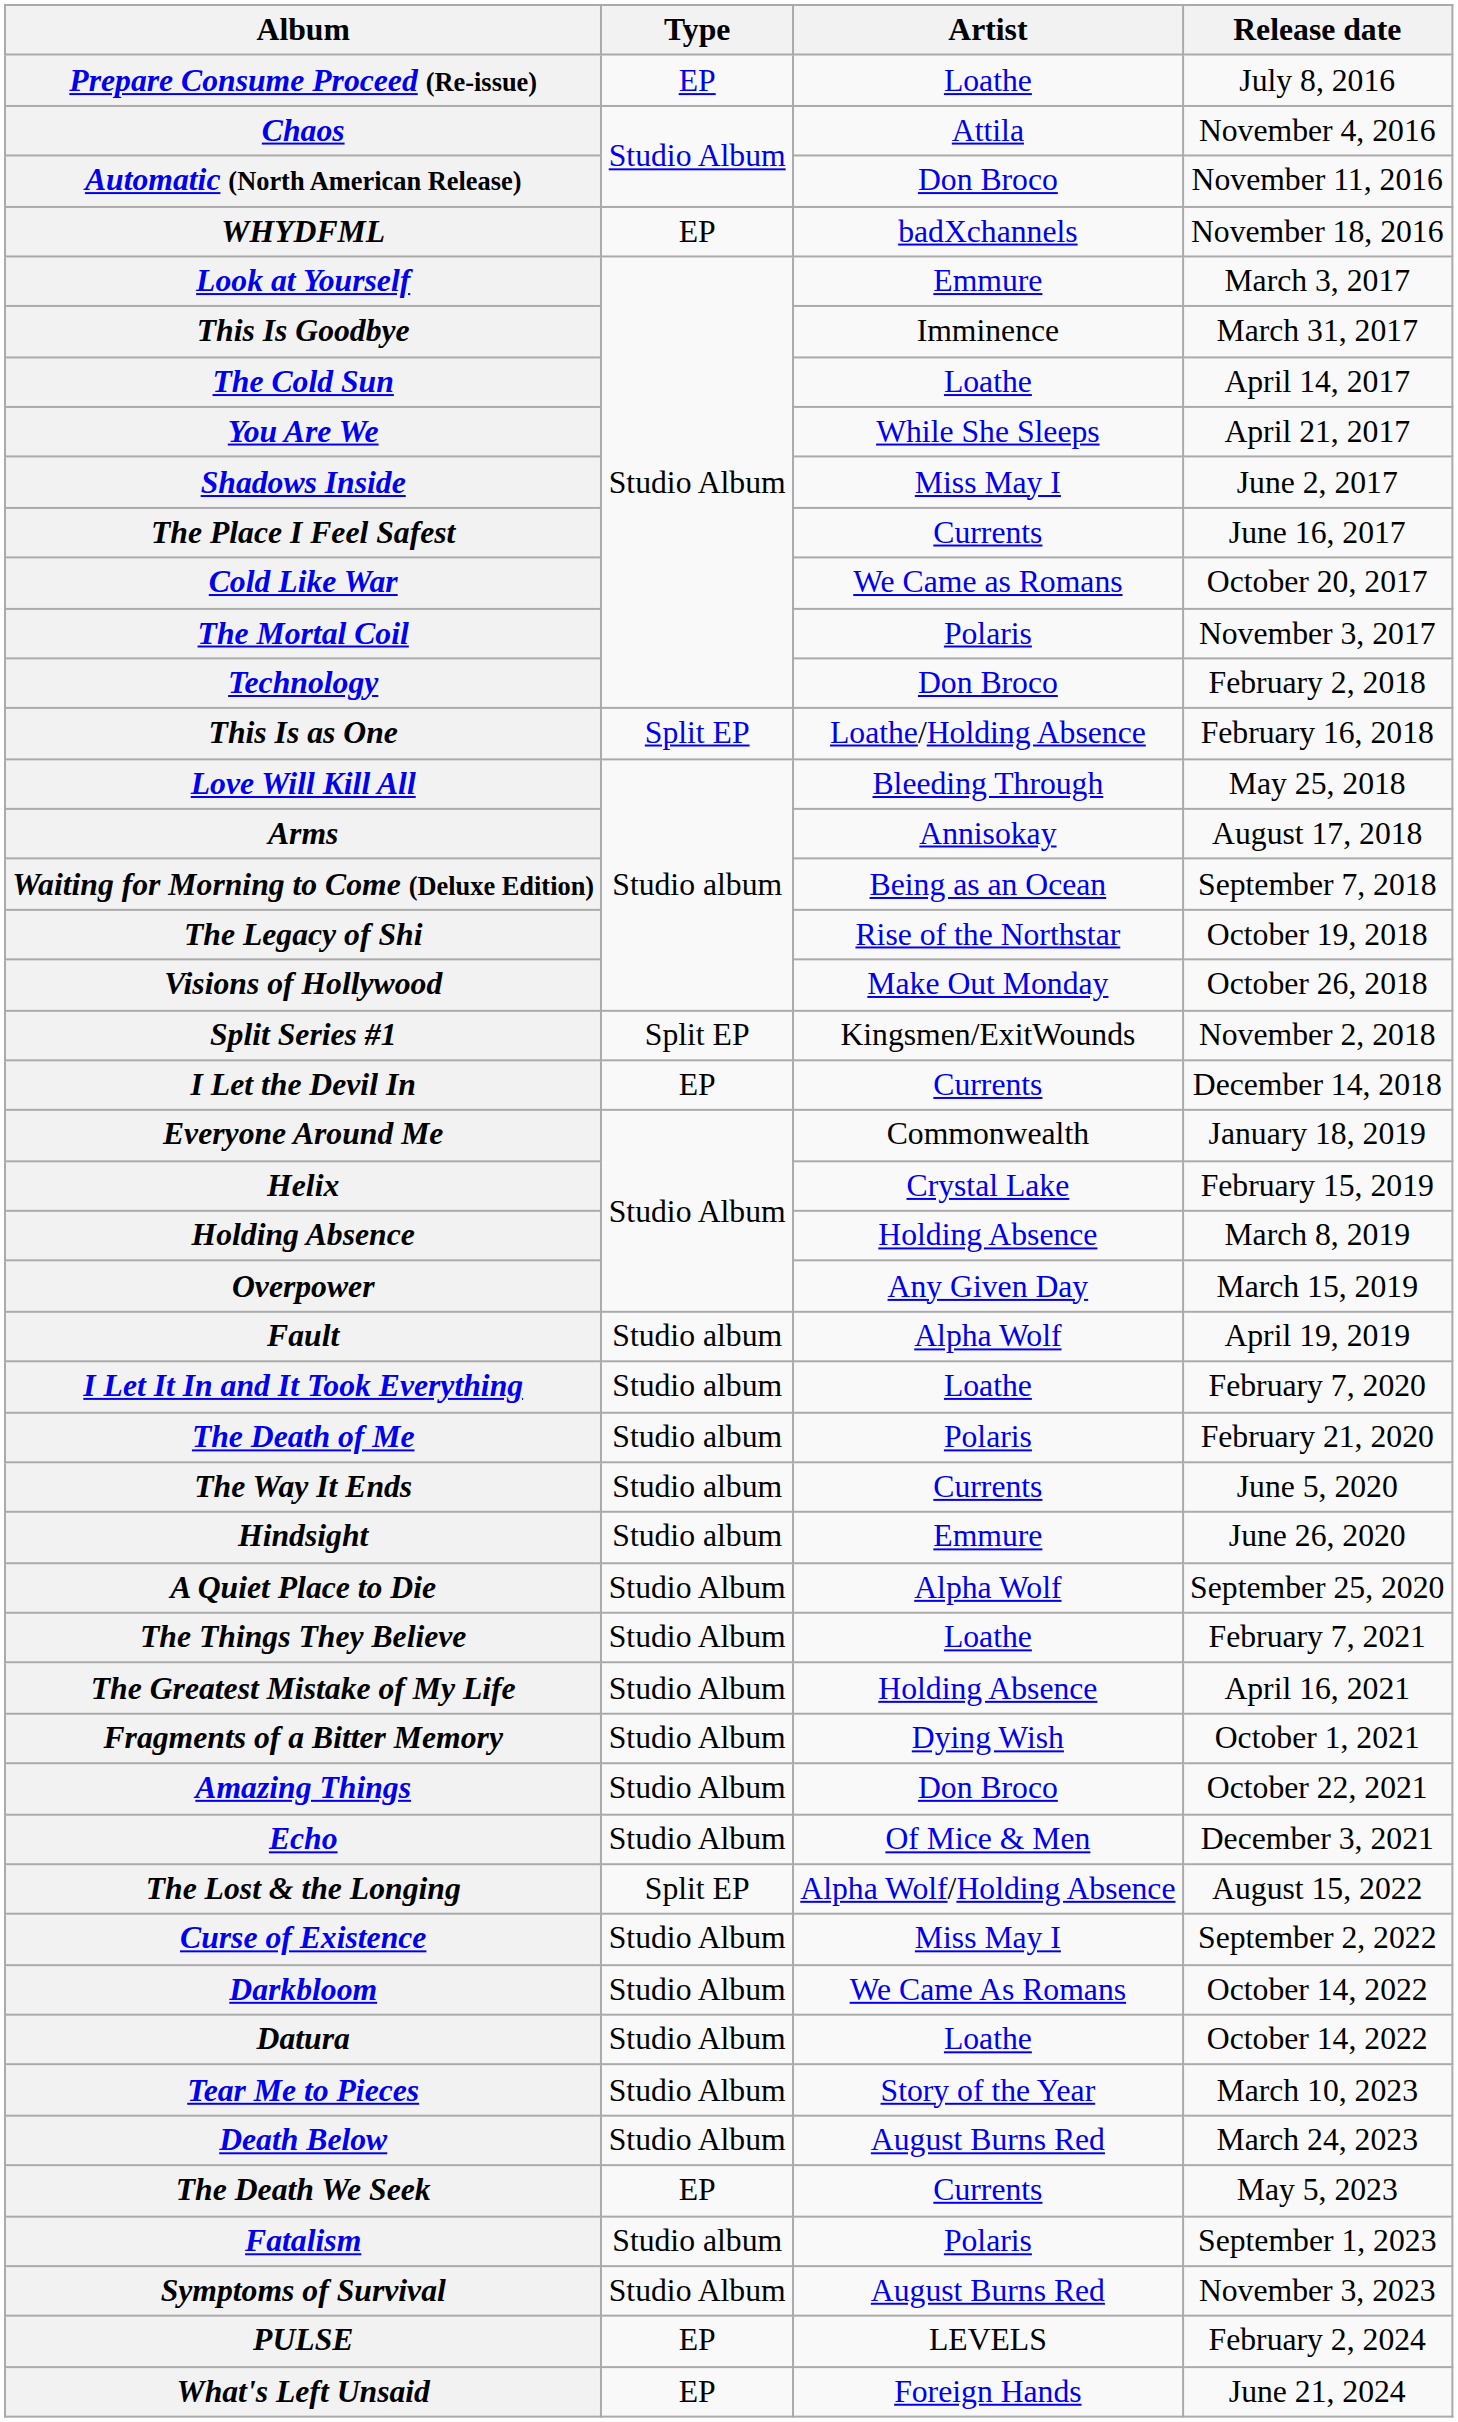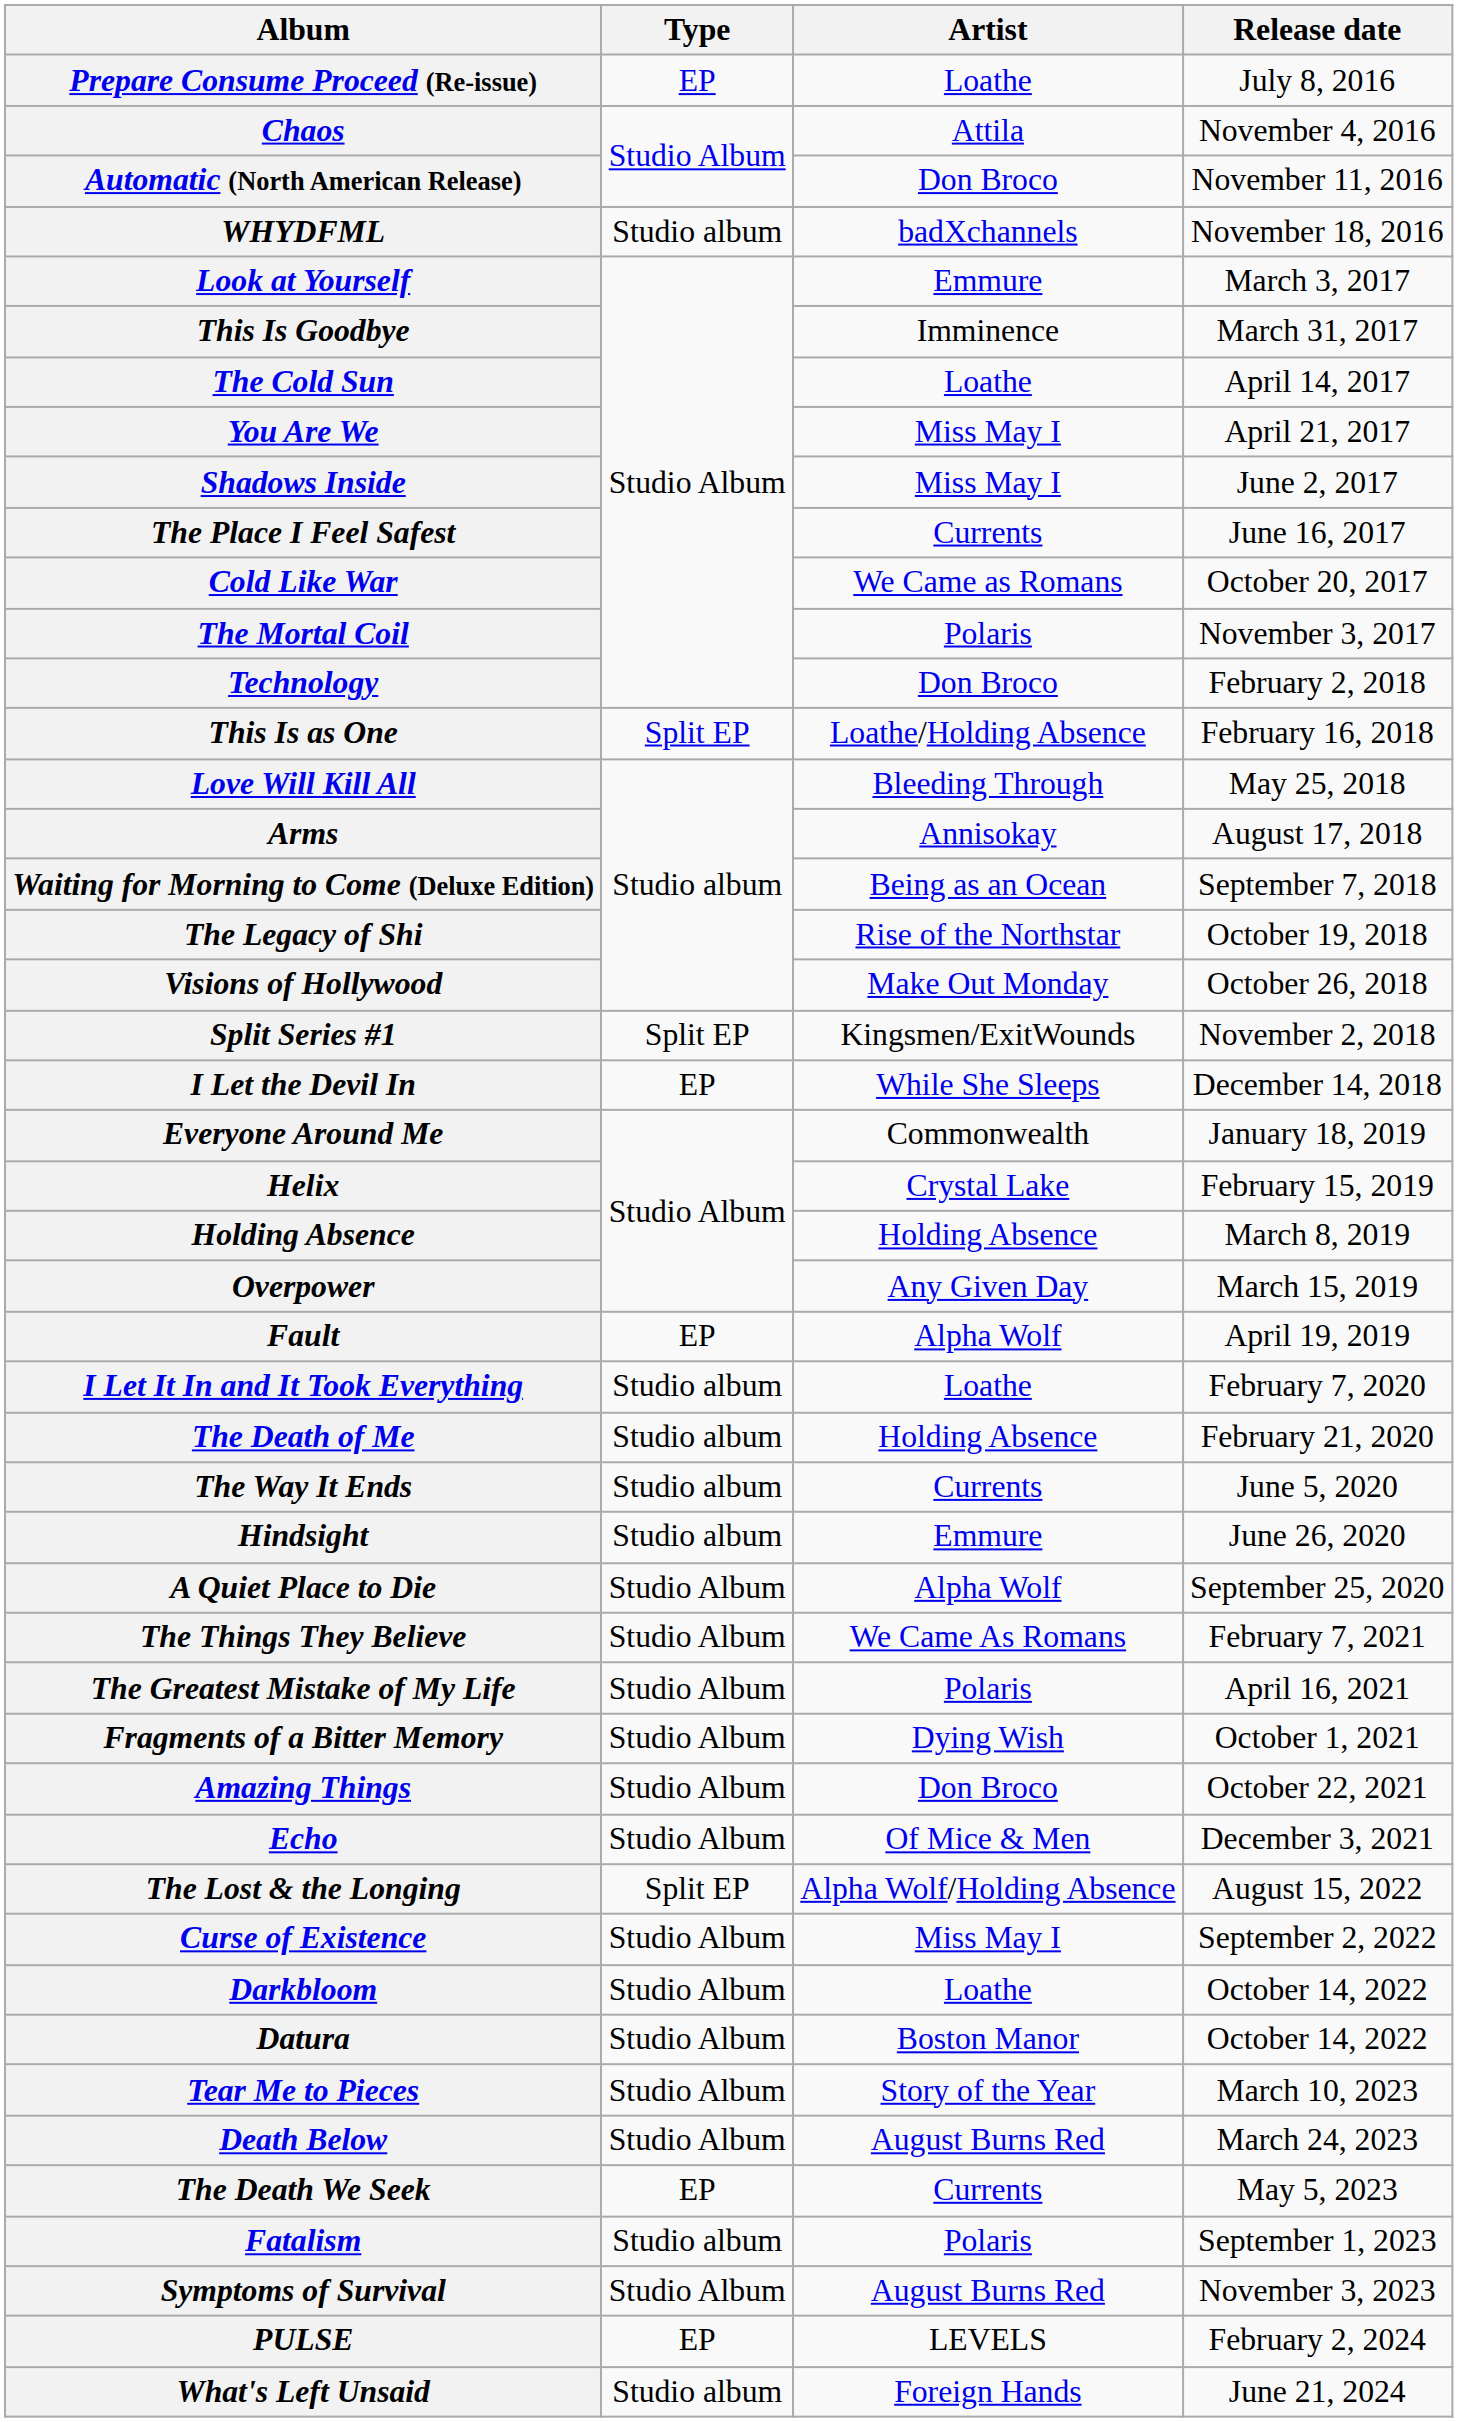(697, 230) EP -> (697, 230) Studio album
(988, 431) While She Sleeps -> (988, 431) Miss May I
(988, 1084) Currents -> (988, 1084) While She Sleeps
(697, 1335) Studio album -> (697, 1335) EP
(988, 1436) Polaris -> (988, 1436) Holding Absence
(988, 1637) Loathe -> (988, 1637) We Came As Romans
(988, 1687) Holding Absence -> (988, 1687) Polaris
(988, 1989) We Came As Romans -> (988, 1989) Loathe
(988, 2039) Loathe -> (988, 2039) Boston Manor
(697, 2391) EP -> (697, 2391) Studio album
